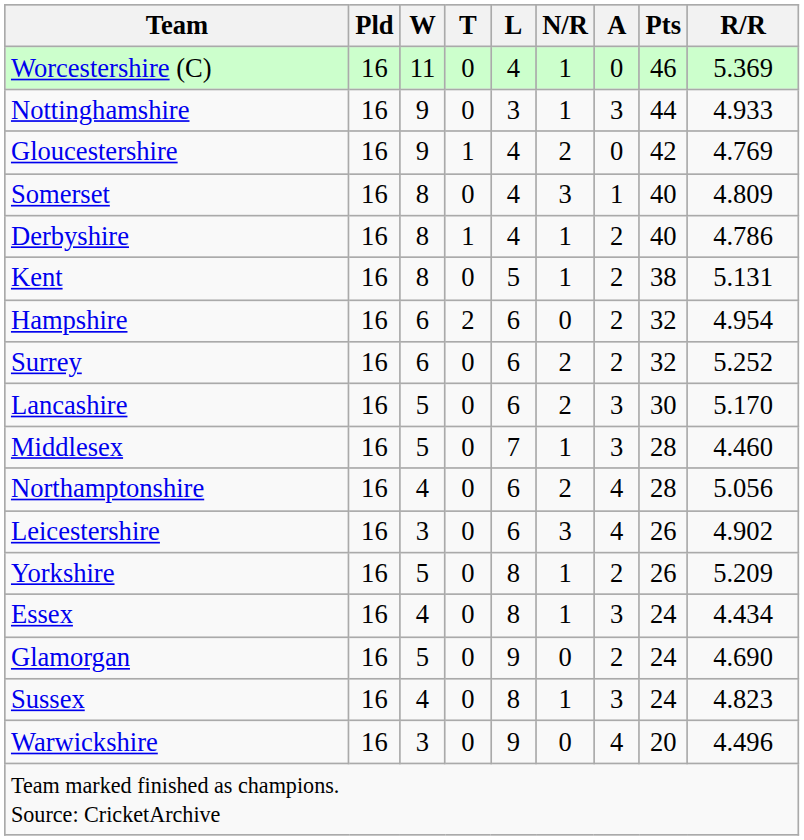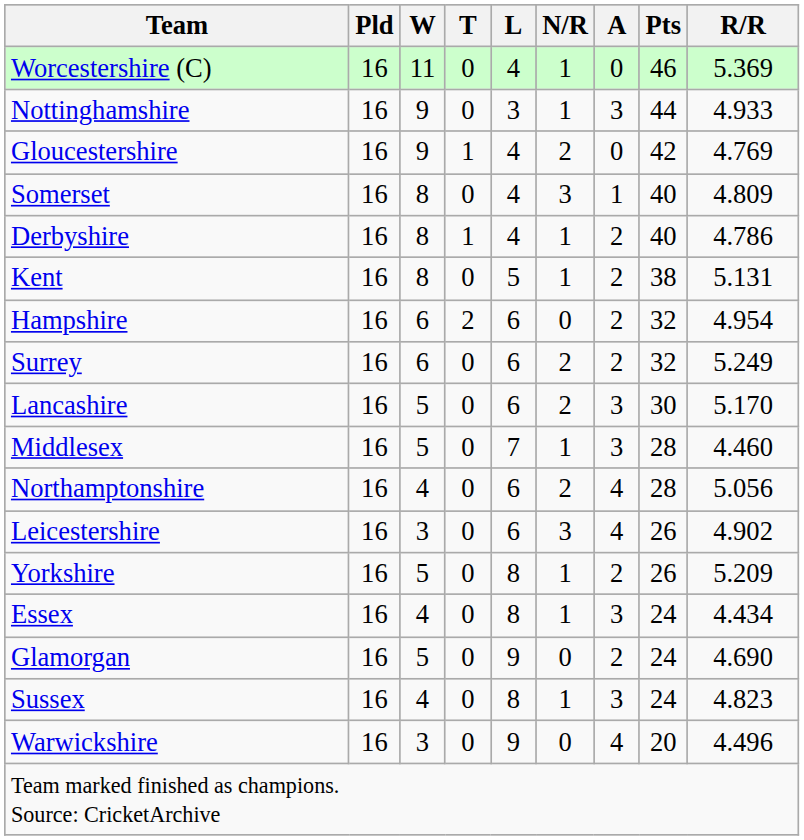(743, 362) 5.252 -> (743, 362) 5.249
